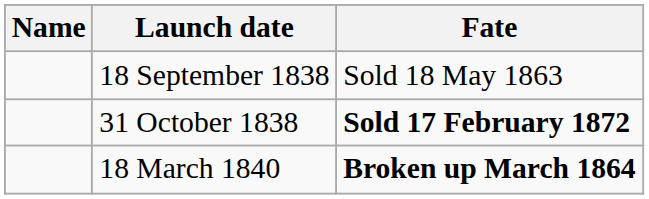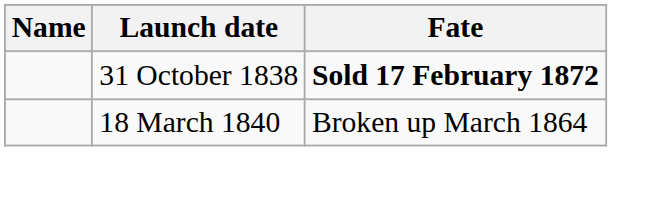- row: (214, 74)
(489, 168) bold -> (450, 121) normal
